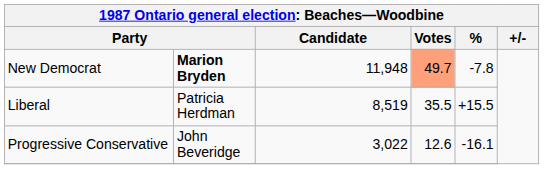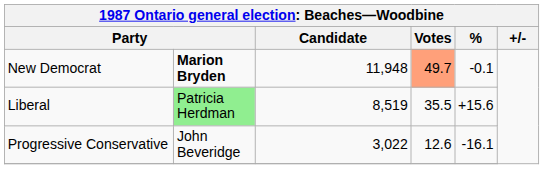(482, 68) -7.8 -> (482, 68) -0.1
(206, 106) no background -> (206, 106) lightgreen background
(476, 106) +15.5 -> (476, 106) +15.6
